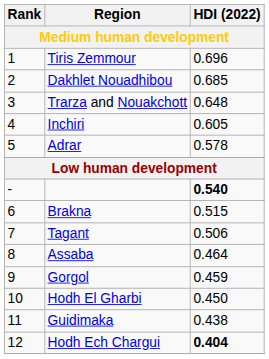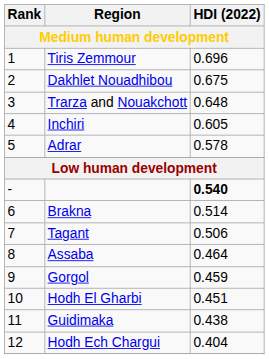(211, 80) 0.685 -> (211, 80) 0.675
(211, 211) 0.515 -> (211, 211) 0.514
(211, 299) 0.450 -> (211, 299) 0.451
(211, 342) bold -> (211, 342) normal
